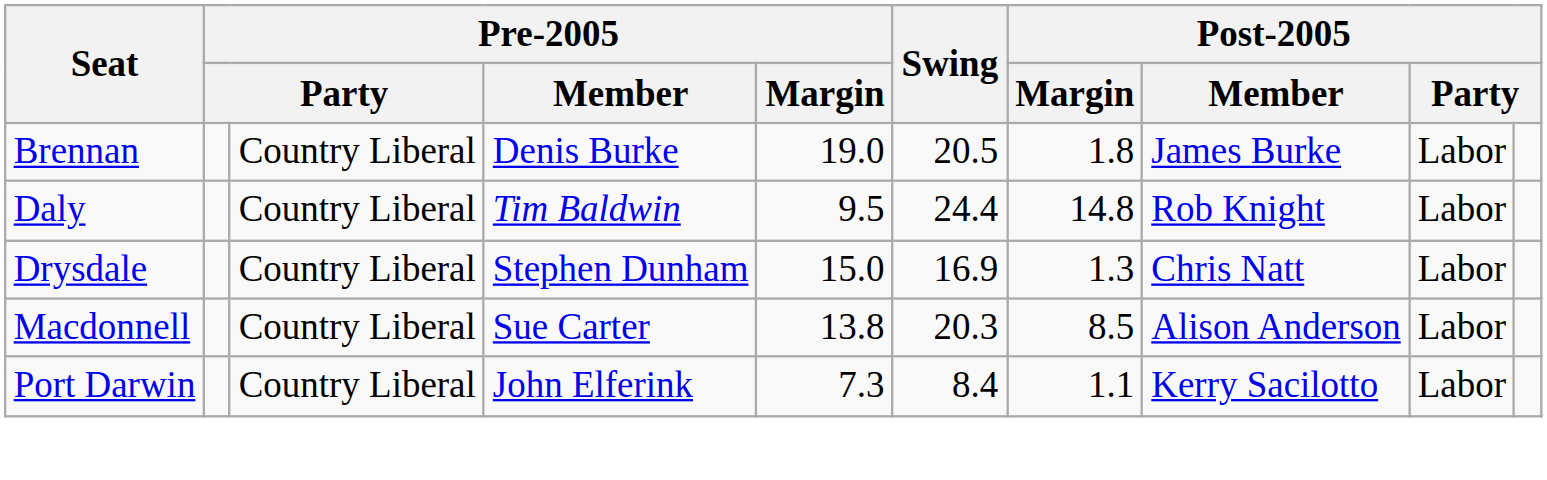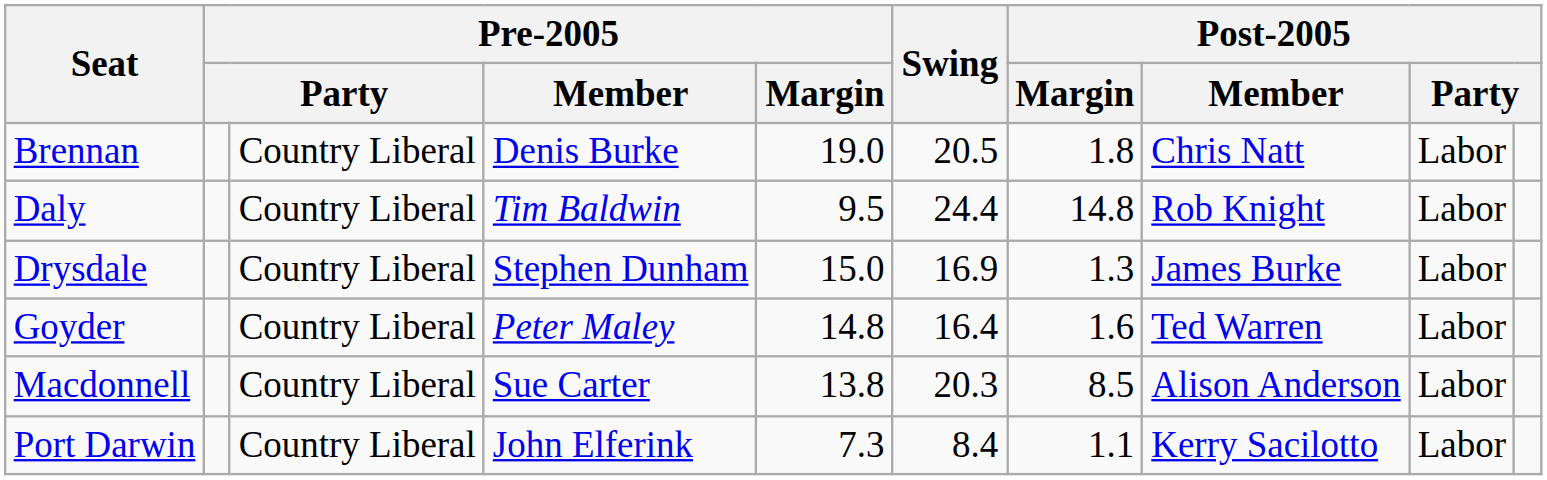(1246, 151) James Burke -> (1228, 151) Chris Natt
(1228, 268) Chris Natt -> (1246, 268) James Burke
+ row: (69, 326)
